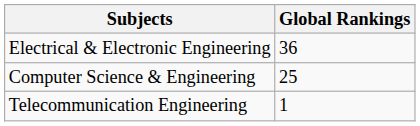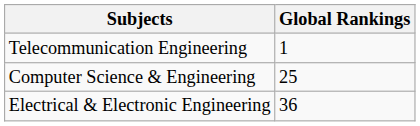rows swapped: (128, 105) <-> (140, 47)
